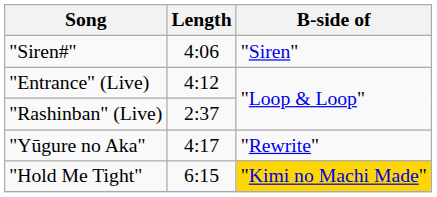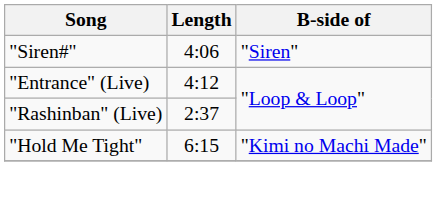- row: (77, 144)
(334, 176) gold background -> (334, 144) no background
